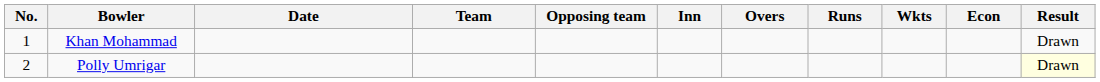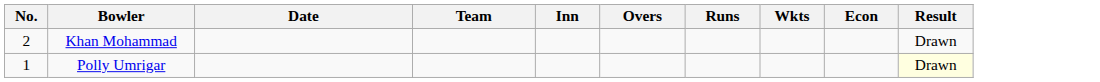- column: (596, 16)
(26, 41) 1 -> (26, 41) 2
(26, 65) 2 -> (26, 65) 1
